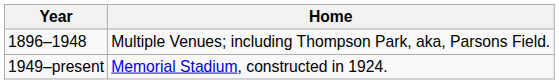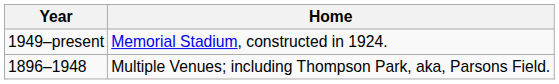rows swapped: (47, 41) <-> (56, 66)
